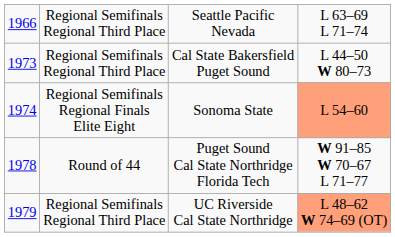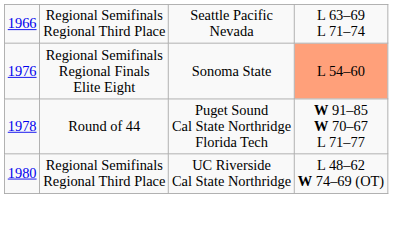- row: (233, 63)
(22, 110) 1974 -> (22, 71) 1976
(22, 212) 1979 -> (22, 173) 1980
(344, 212) lightsalmon background -> (341, 173) no background
